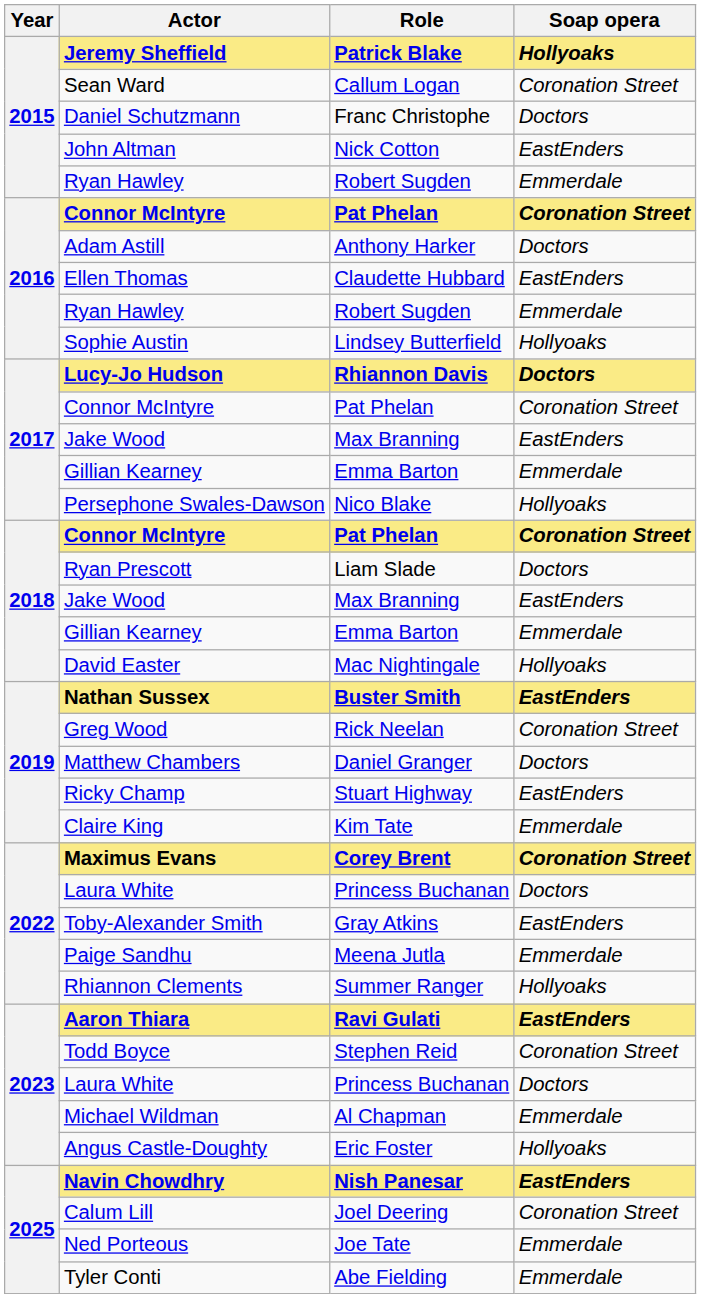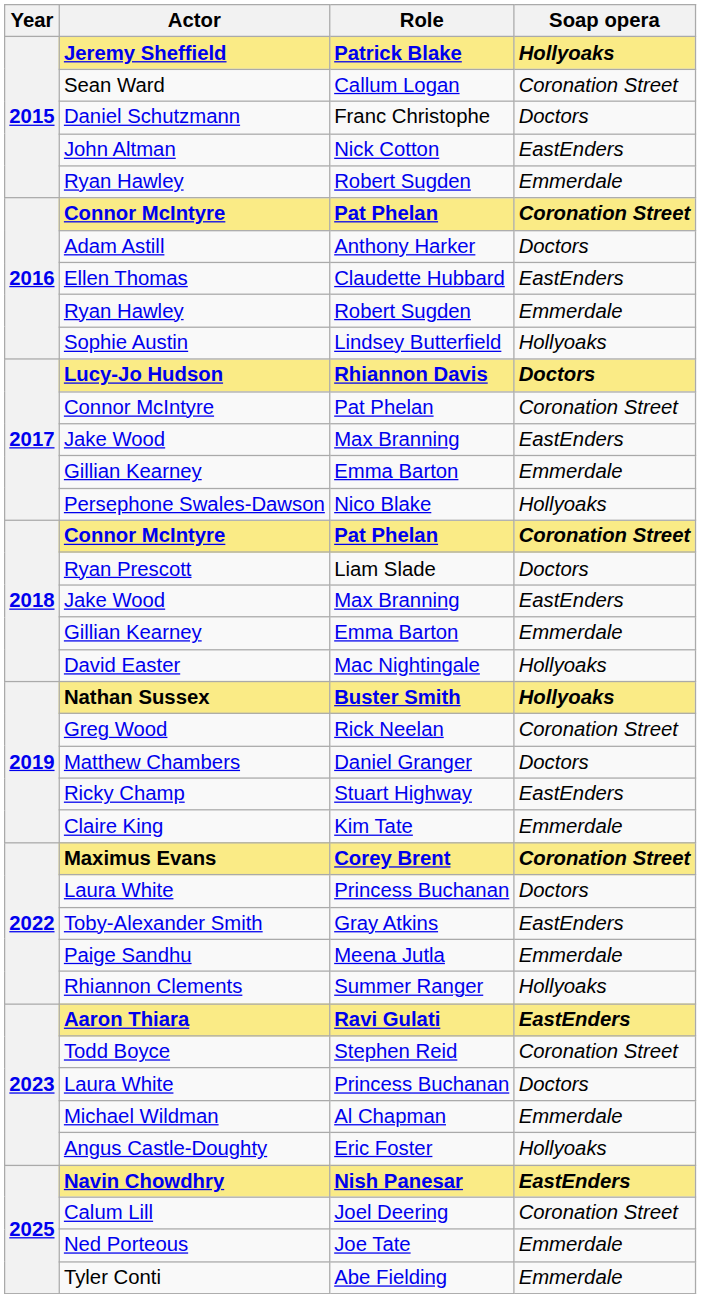(575, 697) EastEnders -> (567, 697) Hollyoaks
